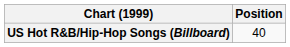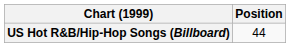(259, 33) 40 -> (259, 33) 44
